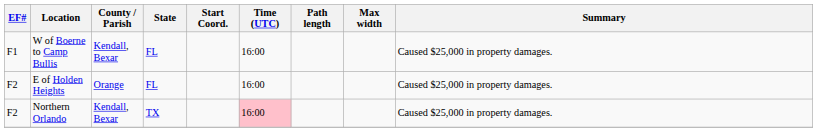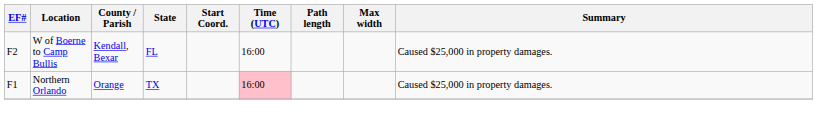(12, 51) F1 -> (12, 51) F2
- row: (58, 85)
(12, 113) F2 -> (12, 85) F1
(111, 113) Kendall, Bexar -> (109, 85) Orange
